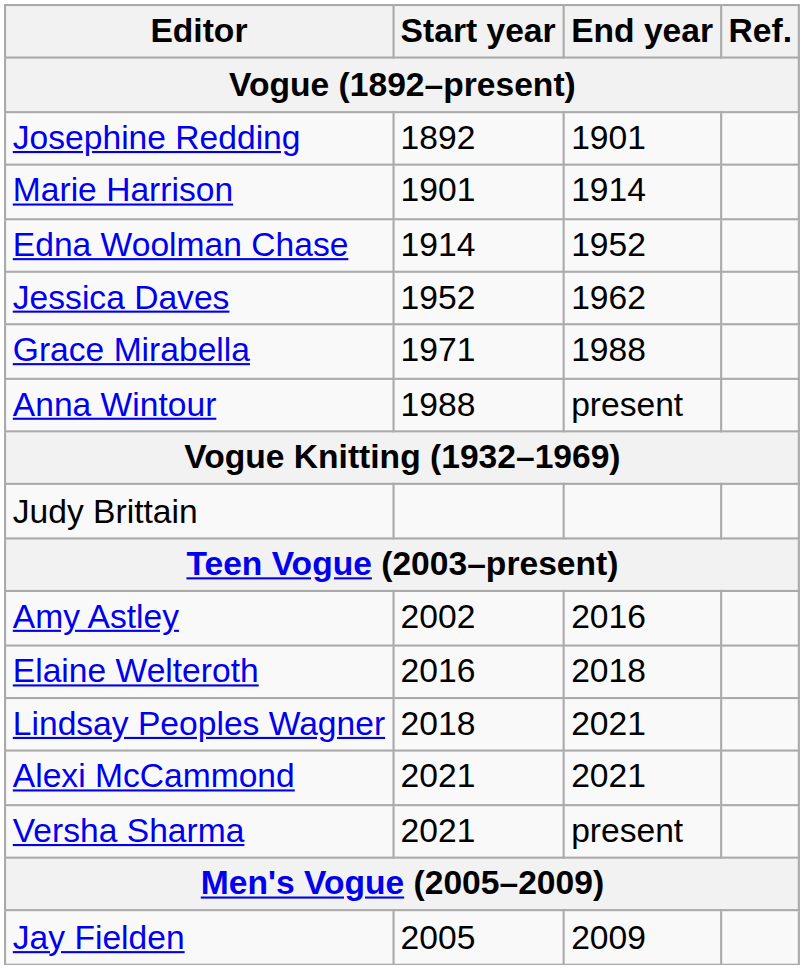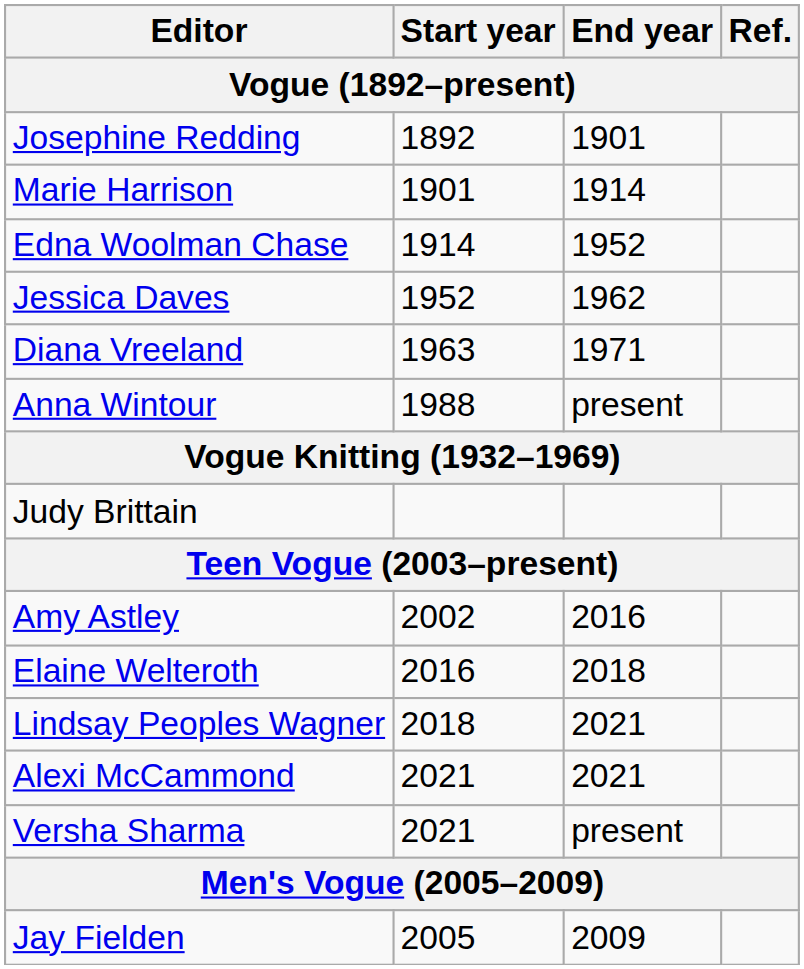+ row: (128, 350)
- row: (131, 350)
